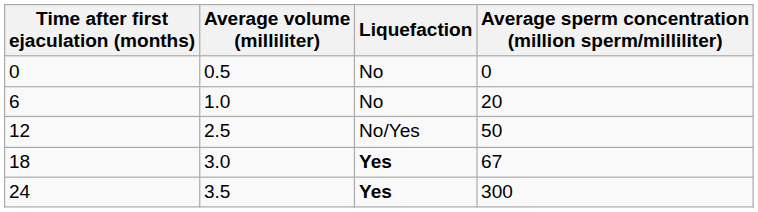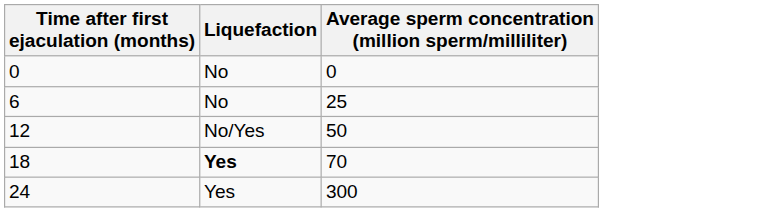- column: (277, 30)
(492, 101) 20 -> (336, 101) 25
(492, 161) 67 -> (336, 161) 70
(376, 191) bold -> (219, 191) normal
